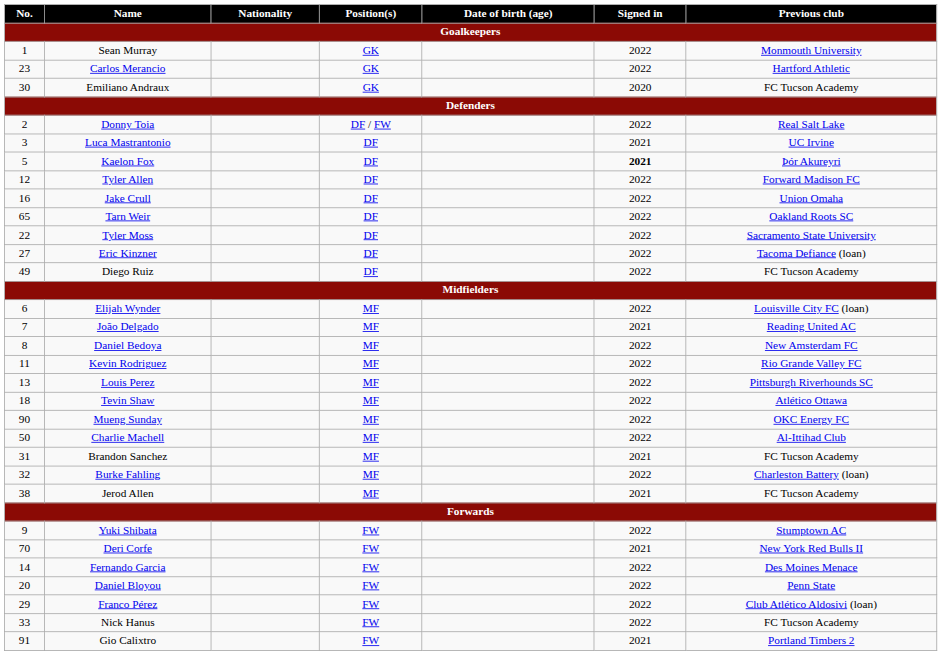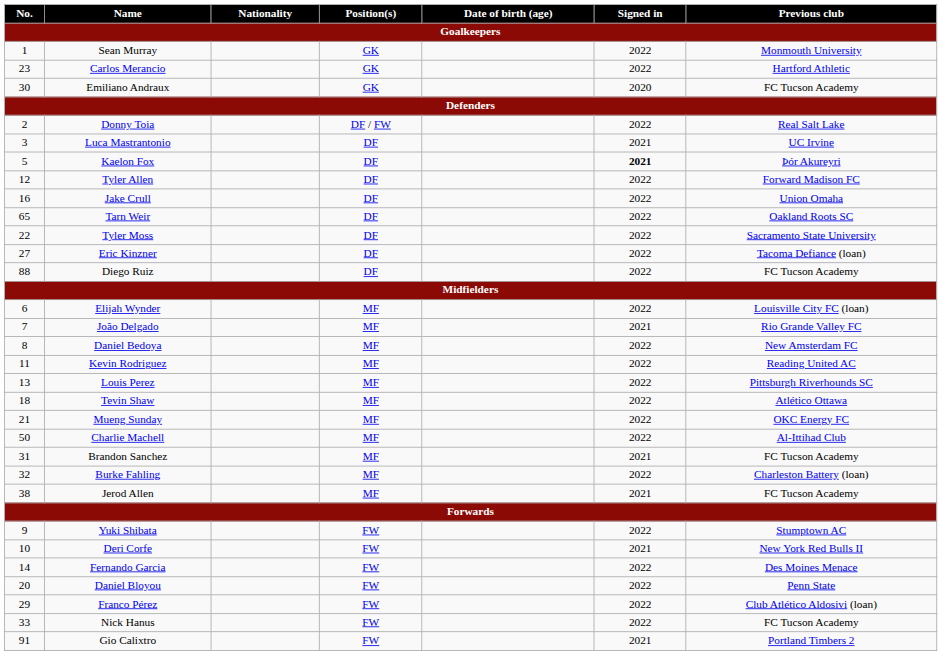(24, 271) 49 -> (24, 271) 88
(811, 327) Reading United AC -> (811, 327) Rio Grande Valley FC
(811, 364) Rio Grande Valley FC -> (811, 364) Reading United AC
(24, 419) 90 -> (24, 419) 21
(24, 548) 70 -> (24, 548) 10
